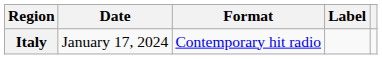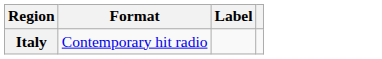- column: (115, 16)
